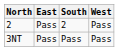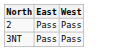- column: (74, 11)
